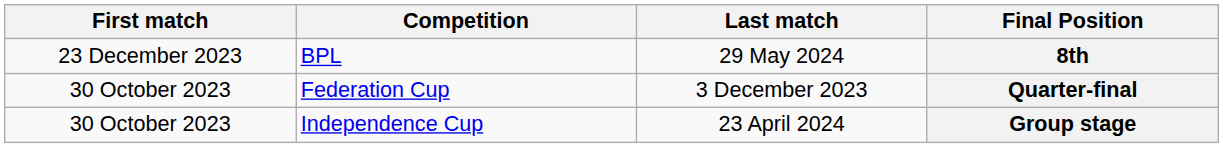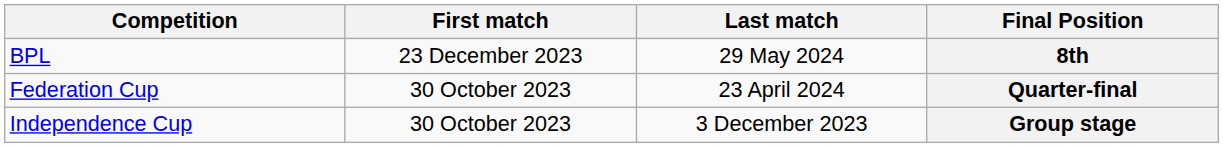columns swapped: (466, 21) <-> (150, 21)
(782, 90) 3 December 2023 -> (782, 90) 23 April 2024
(782, 124) 23 April 2024 -> (782, 124) 3 December 2023
